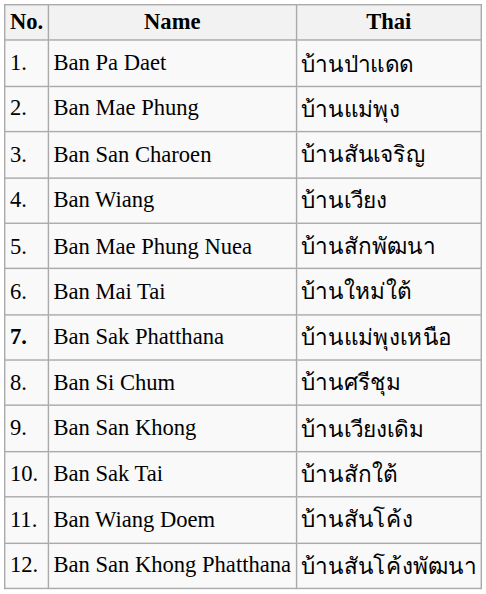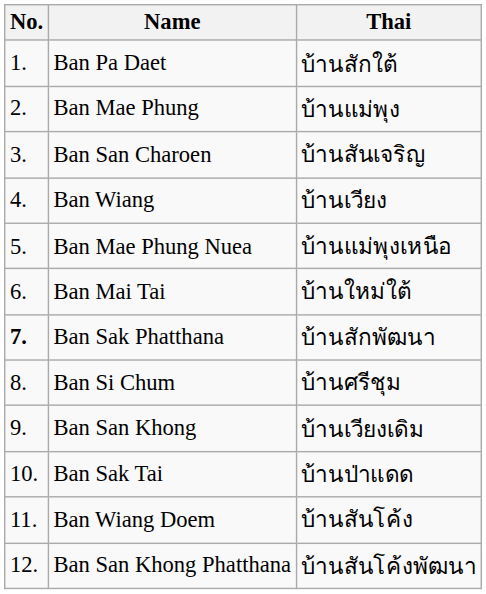(357, 63) บ้านป่าแดด -> (349, 63) บ้านสักใต้
(368, 246) บ้านสักพัฒนา -> (377, 246) บ้านแม่พุงเหนือ
(377, 337) บ้านแม่พุงเหนือ -> (368, 337) บ้านสักพัฒนา
(349, 474) บ้านสักใต้ -> (357, 474) บ้านป่าแดด
